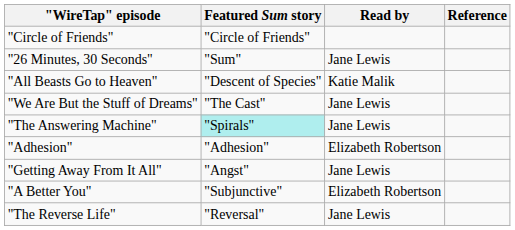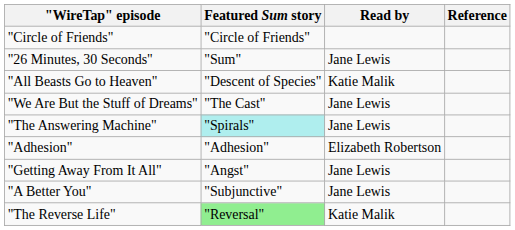(385, 192) Elizabeth Robertson -> (359, 192) Jane Lewis
(234, 214) no background -> (234, 214) lightgreen background
(359, 214) Jane Lewis -> (361, 214) Katie Malik
